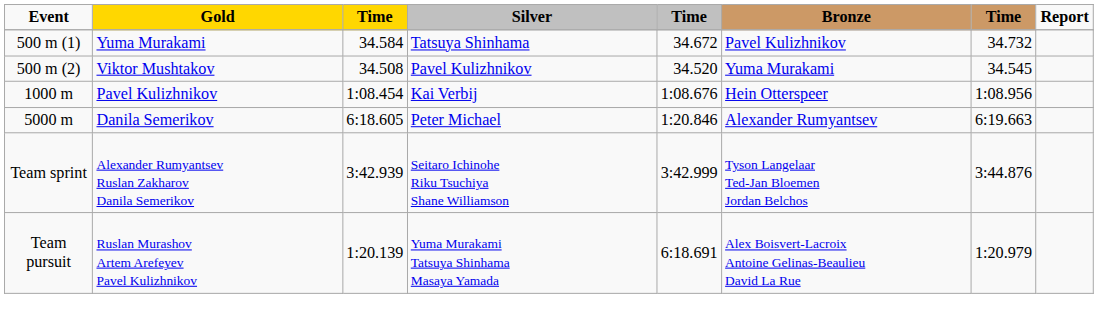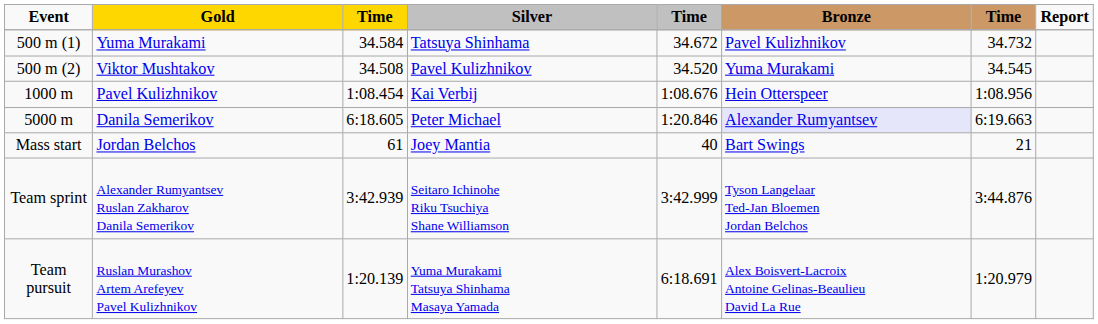(801, 119) no background -> (801, 119) lavender background
+ row: (146, 145)
